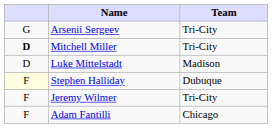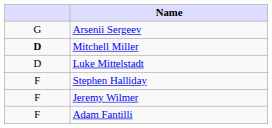- column: (224, 13)
(26, 81) lightyellow background -> (37, 81) no background
